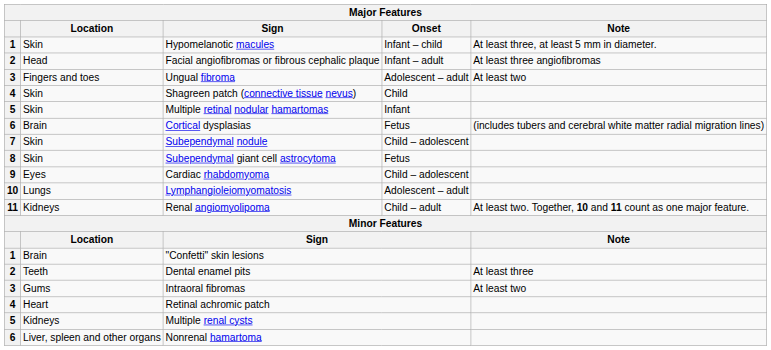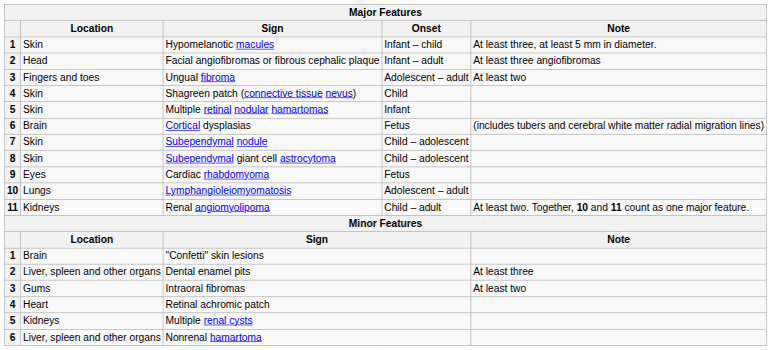(397, 158) Fetus -> (426, 158) Child – adolescent
(426, 175) Child – adolescent -> (397, 175) Fetus
(36, 272) Teeth -> (92, 272) Liver, spleen and other organs
